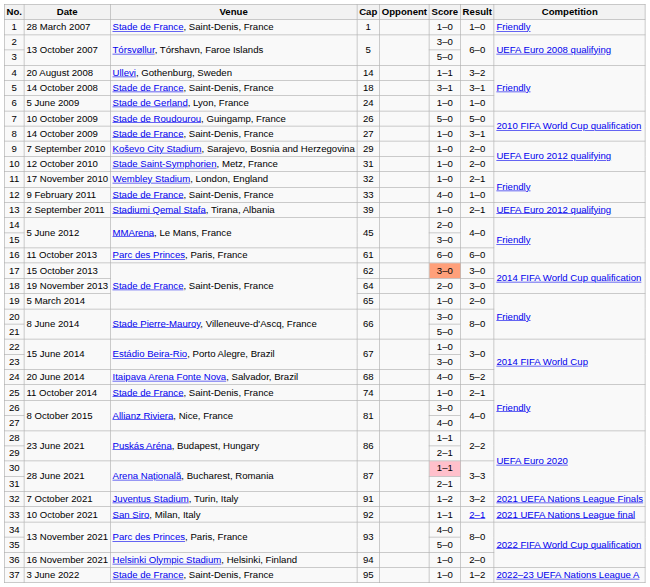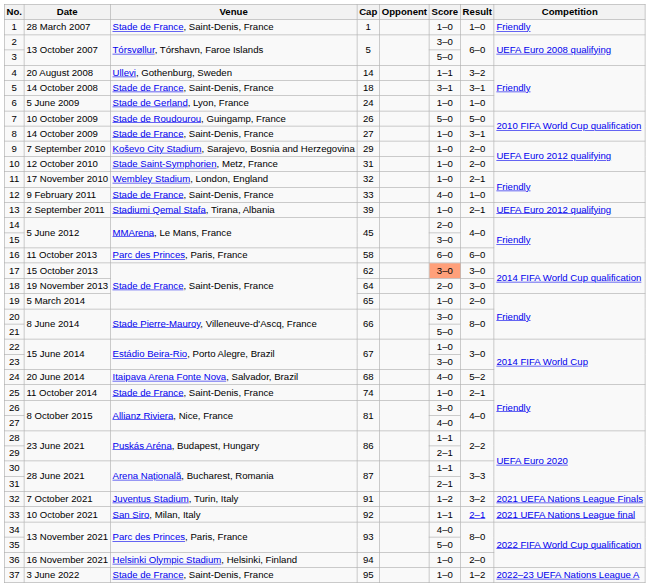(368, 255) 61 -> (368, 255) 58
(445, 468) pink background -> (445, 468) no background
